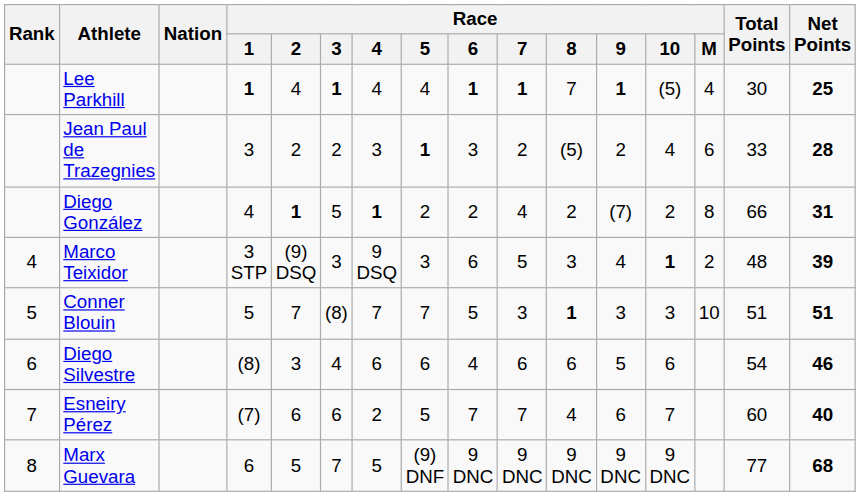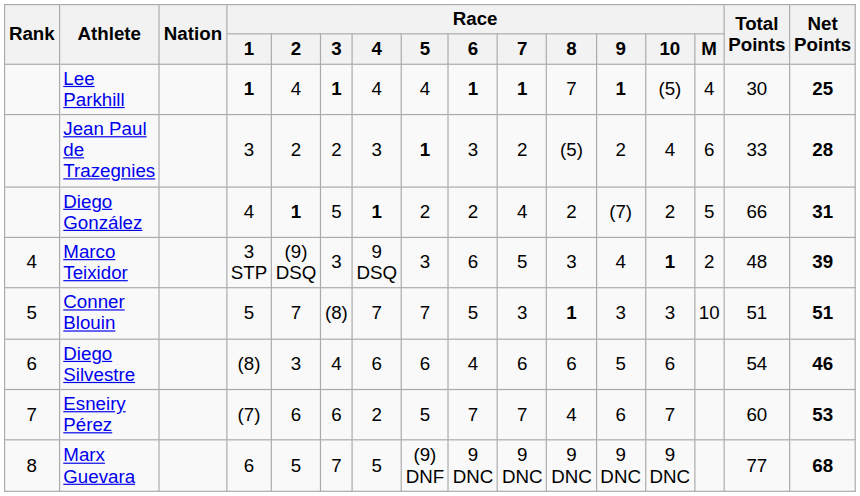(709, 211) 8 -> (709, 211) 5
(823, 414) 40 -> (823, 414) 53
